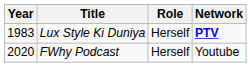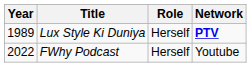(21, 33) 1983 -> (21, 33) 1989
(21, 52) 2020 -> (21, 52) 2022
